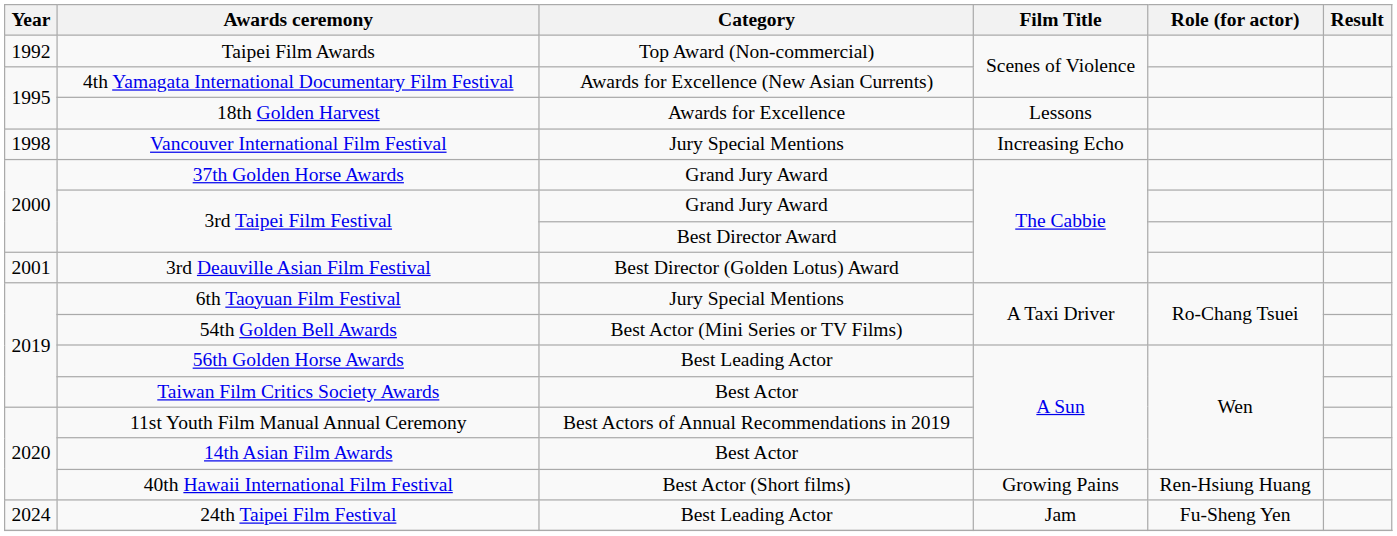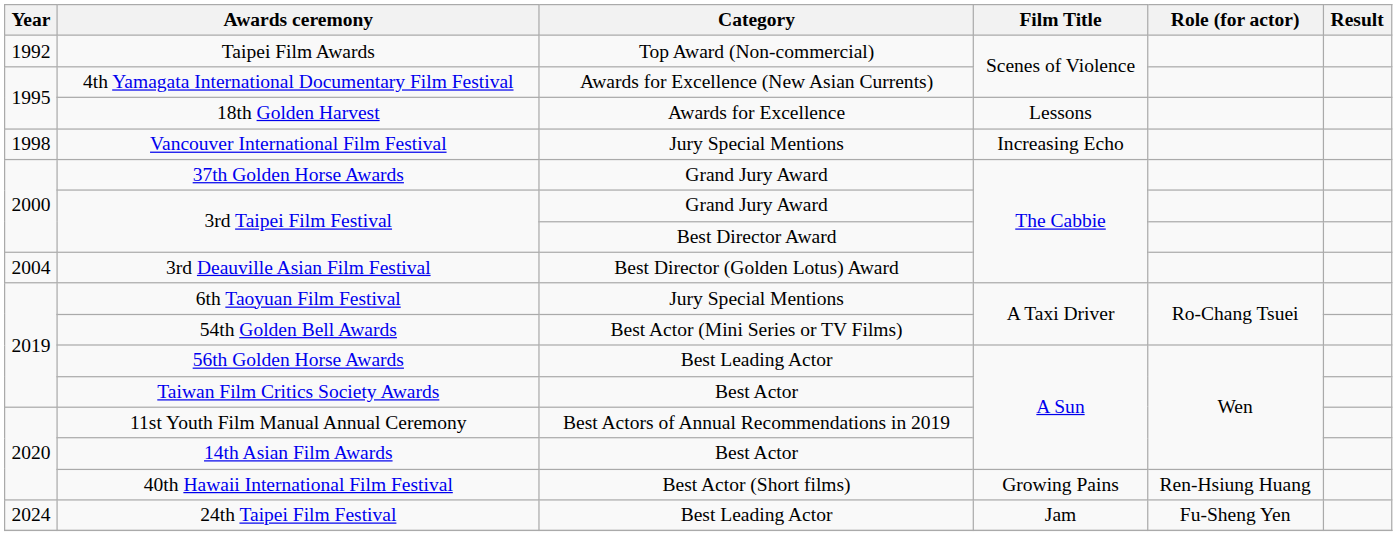(31, 267) 2001 -> (31, 267) 2004
